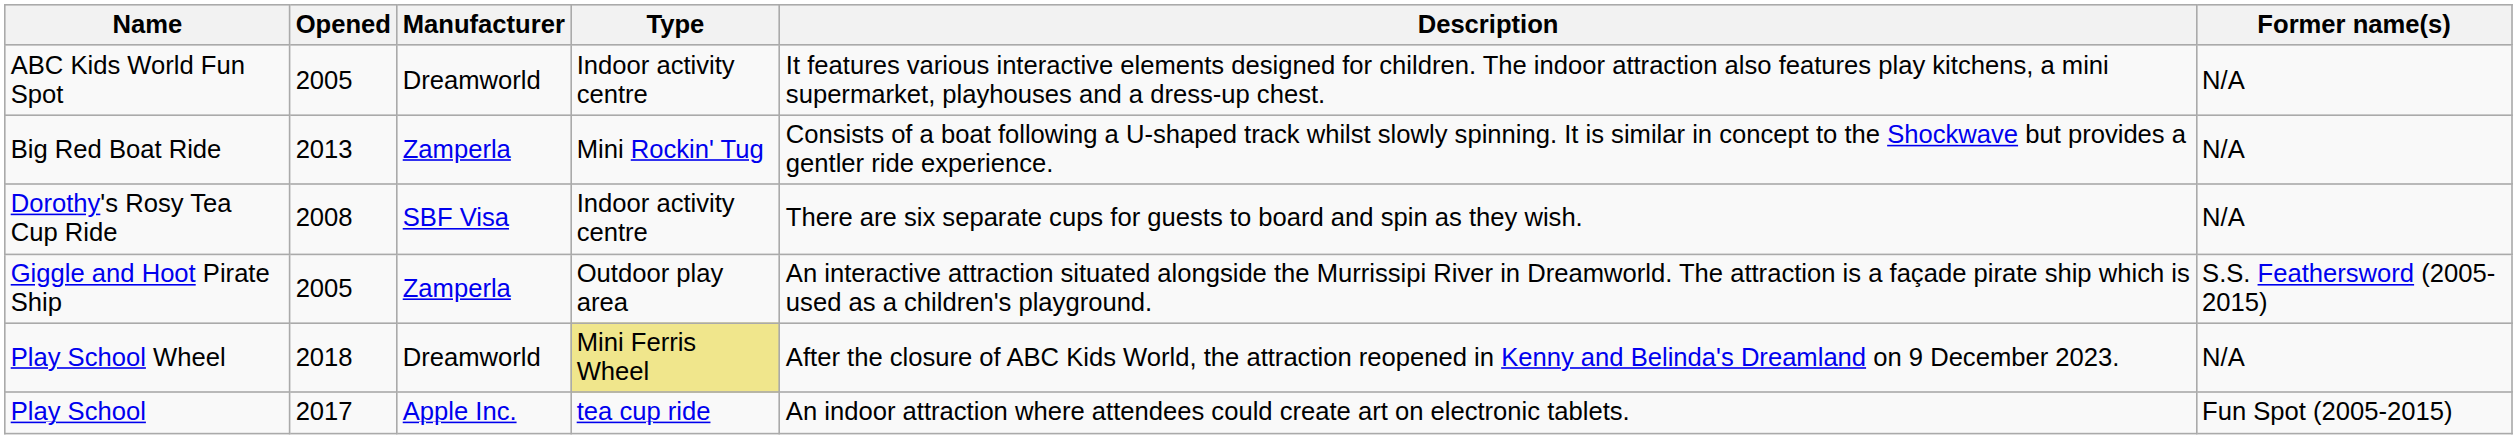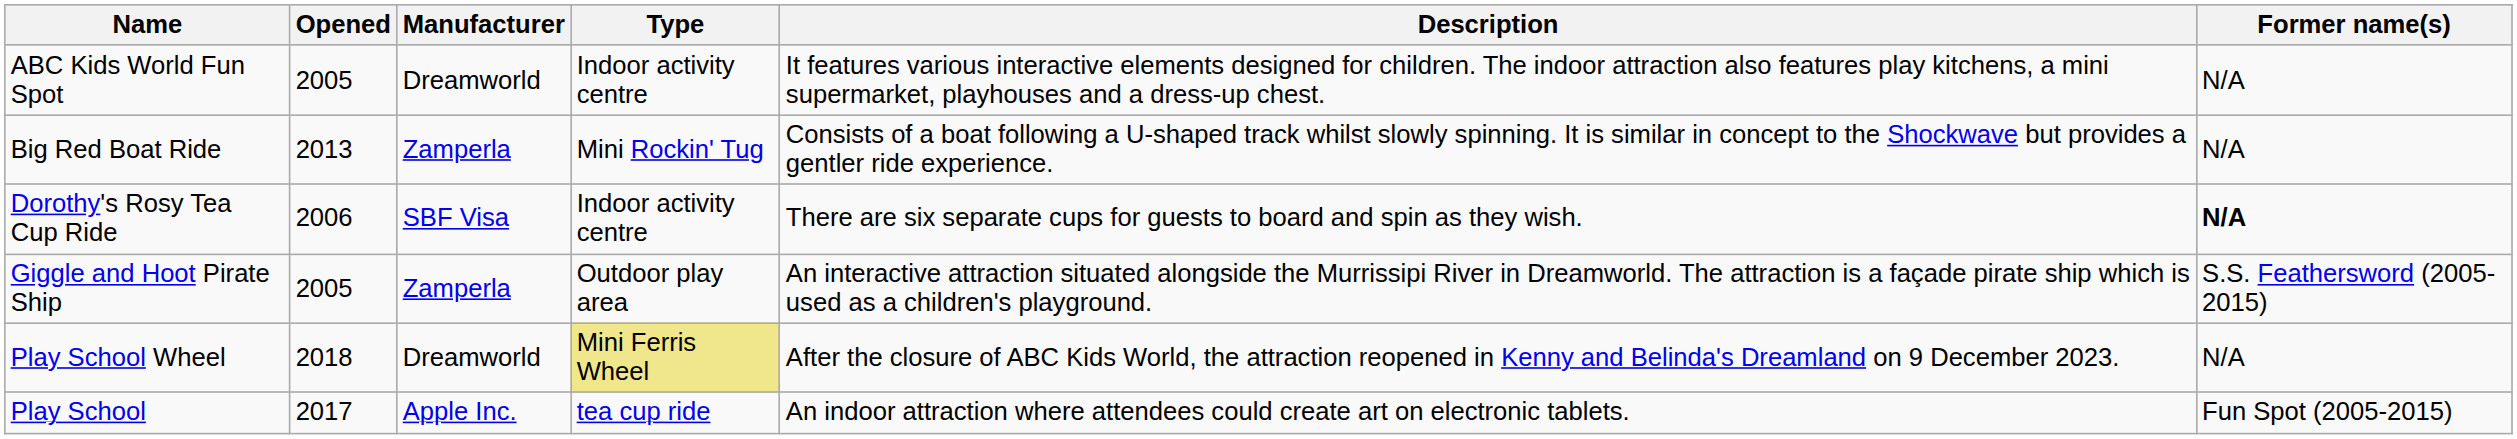(324, 218) 2008 -> (324, 218) 2006
(2223, 218) normal -> (2224, 218) bold
